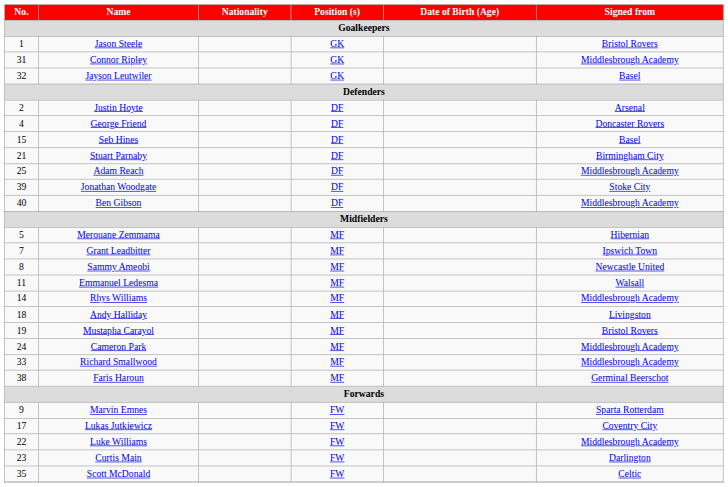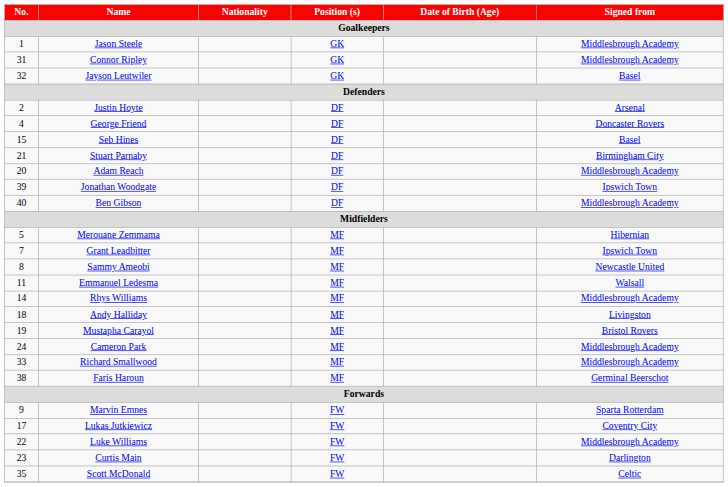(630, 44) Bristol Rovers -> (630, 44) Middlesbrough Academy
(21, 171) 25 -> (21, 171) 20
(630, 187) Stoke City -> (630, 187) Ipswich Town
